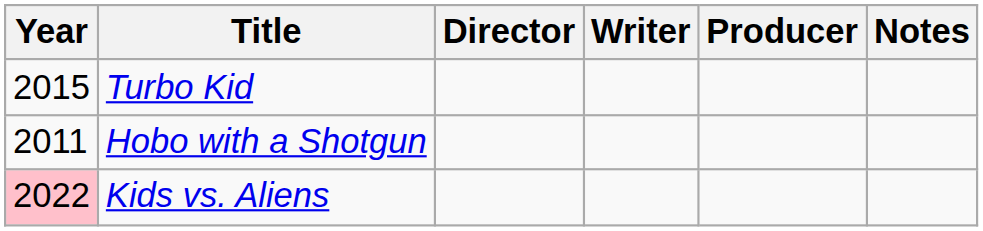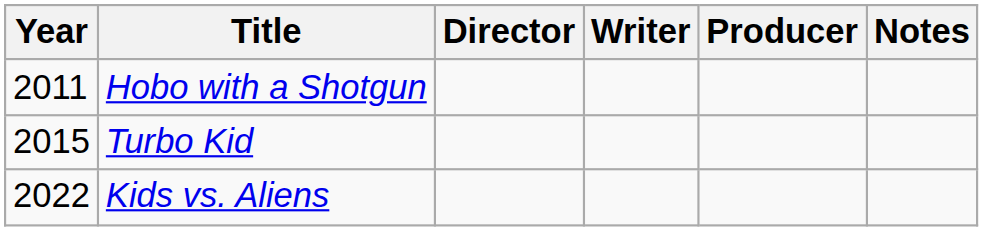rows swapped: (266, 141) <-> (180, 86)
(51, 196) pink background -> (51, 196) no background
